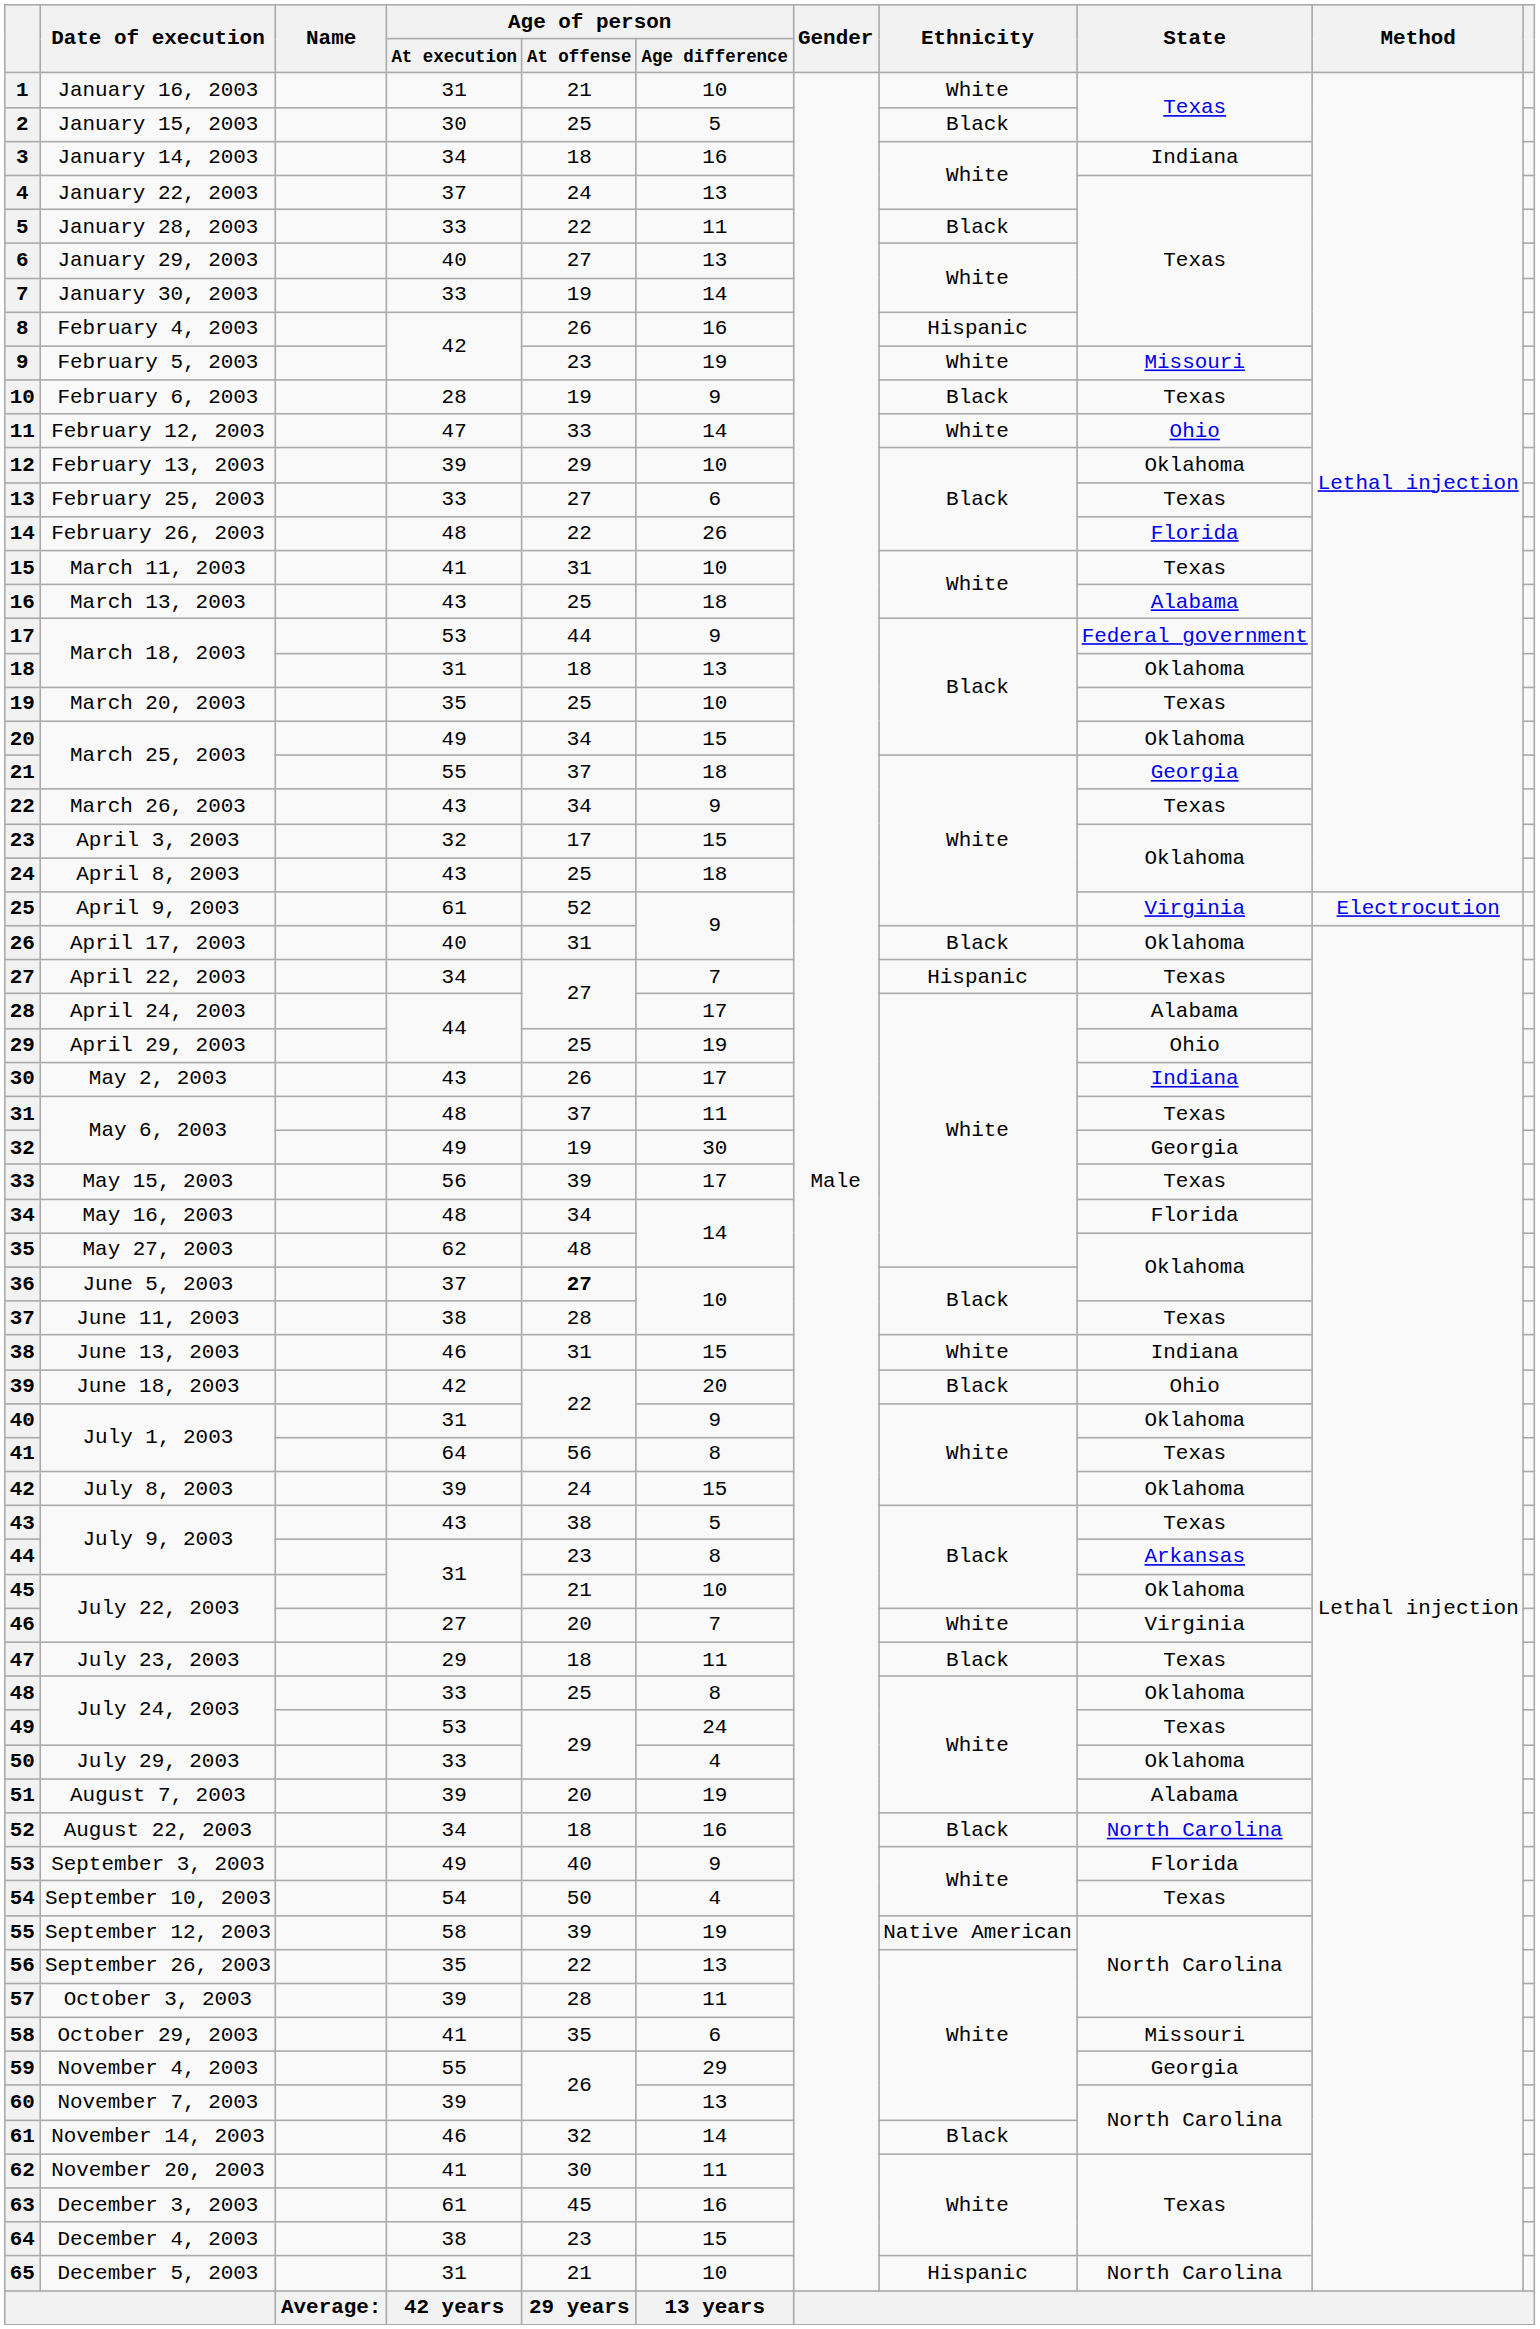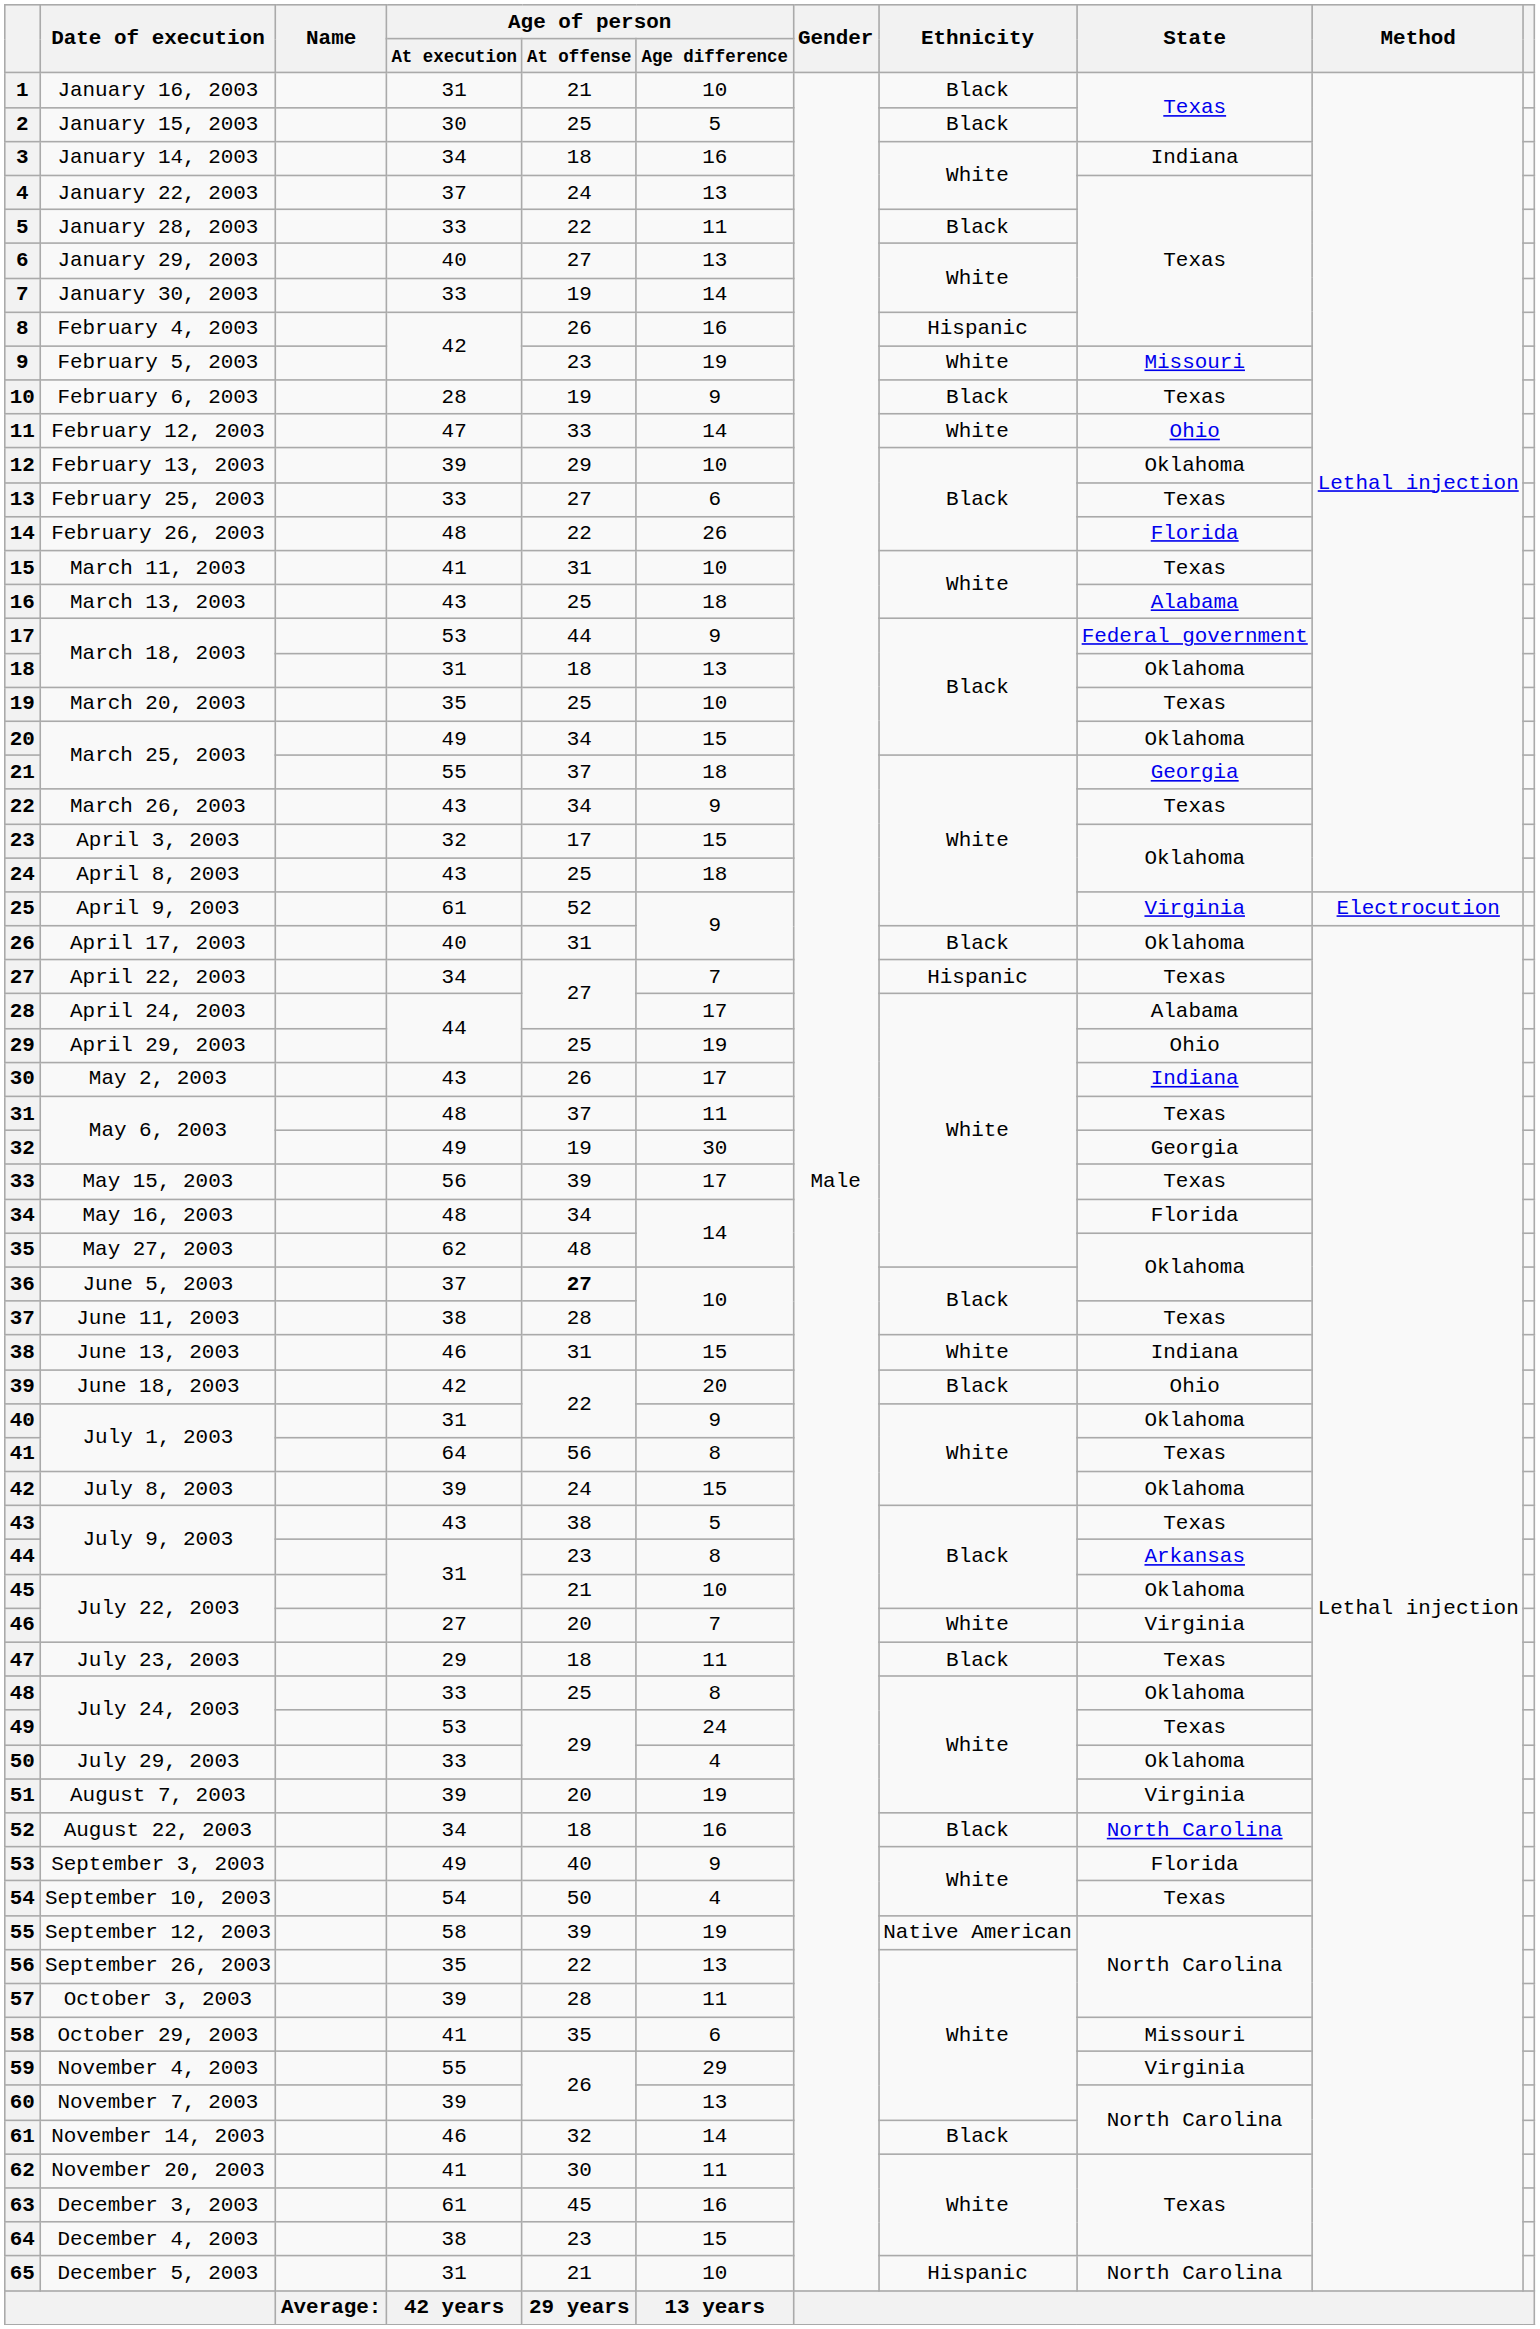(977, 90) White -> (977, 90) Black
(1195, 1796) Alabama -> (1195, 1796) Virginia
(1195, 2069) Georgia -> (1195, 2069) Virginia
